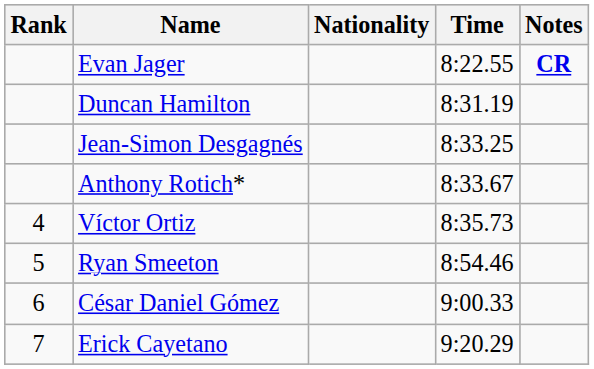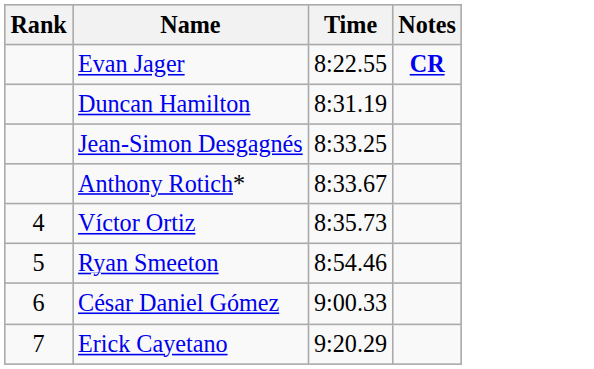- column: (372, 24)
